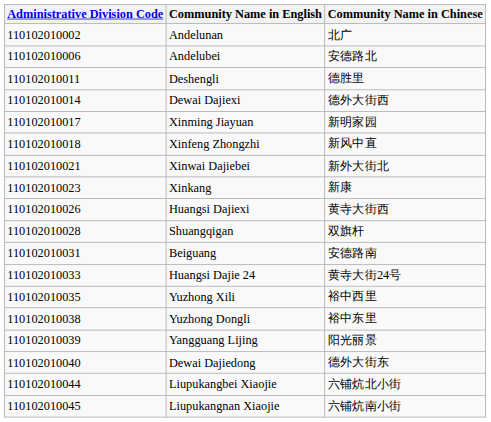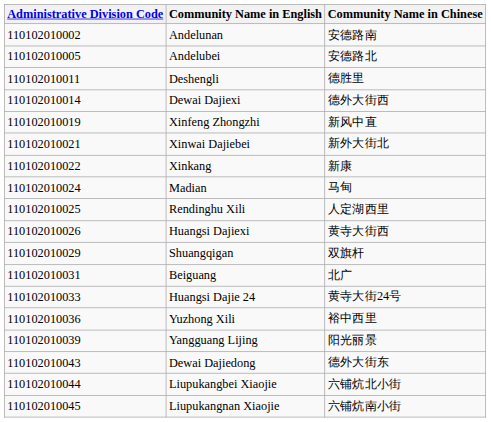(340, 34) 北广 -> (352, 34) 安德路南
(44, 56) 110102010006 -> (44, 56) 110102010005
- row: (211, 122)
(44, 144) 110102010018 -> (44, 122) 110102010019
(44, 187) 110102010023 -> (44, 166) 110102010022
+ row: (188, 187)
+ row: (207, 209)
(44, 231) 110102010028 -> (44, 253) 110102010029
(352, 253) 安德路南 -> (340, 274) 北广
(44, 297) 110102010035 -> (44, 318) 110102010036
- row: (210, 318)
(44, 362) 110102010040 -> (44, 362) 110102010043
